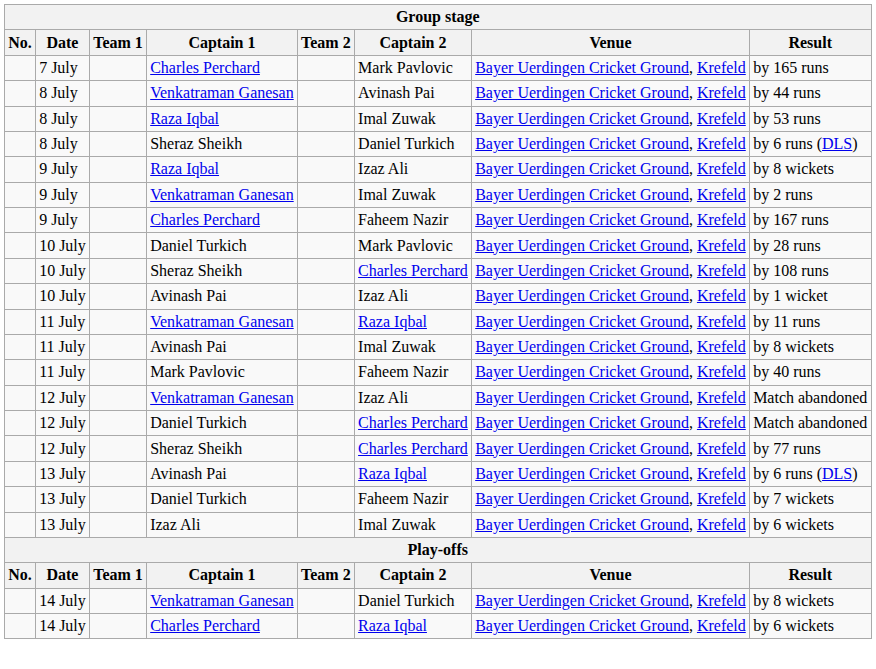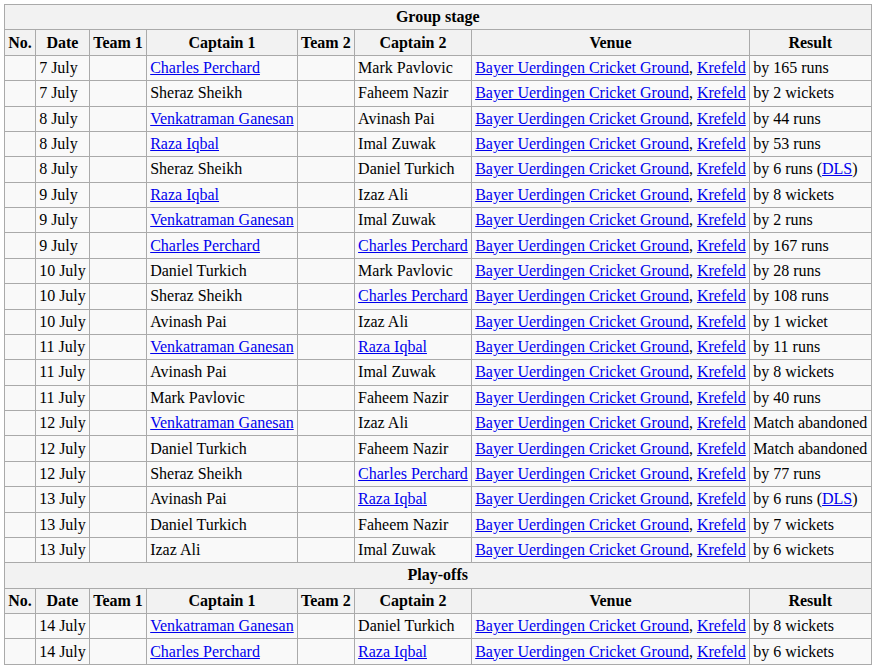+ row: (58, 93)
(403, 220) Faheem Nazir -> (413, 245) Charles Perchard
(413, 423) Charles Perchard -> (403, 448) Faheem Nazir
